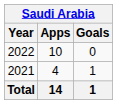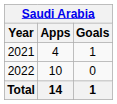rows swapped: (21, 71) <-> (21, 52)
